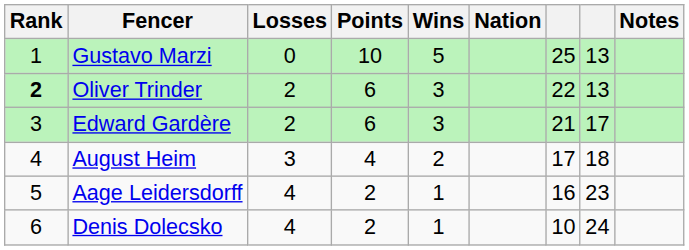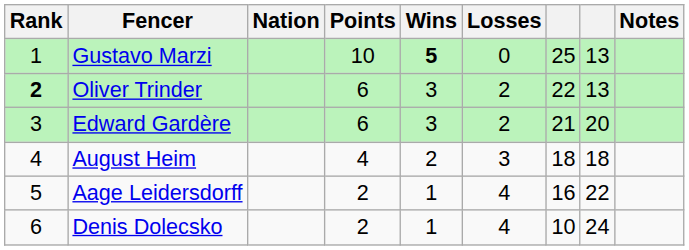columns swapped: (508, 21) <-> (290, 21)
(439, 55) normal -> (431, 55) bold
(597, 124) 17 -> (597, 124) 20
(563, 158) 17 -> (563, 158) 18
(597, 192) 23 -> (597, 192) 22
